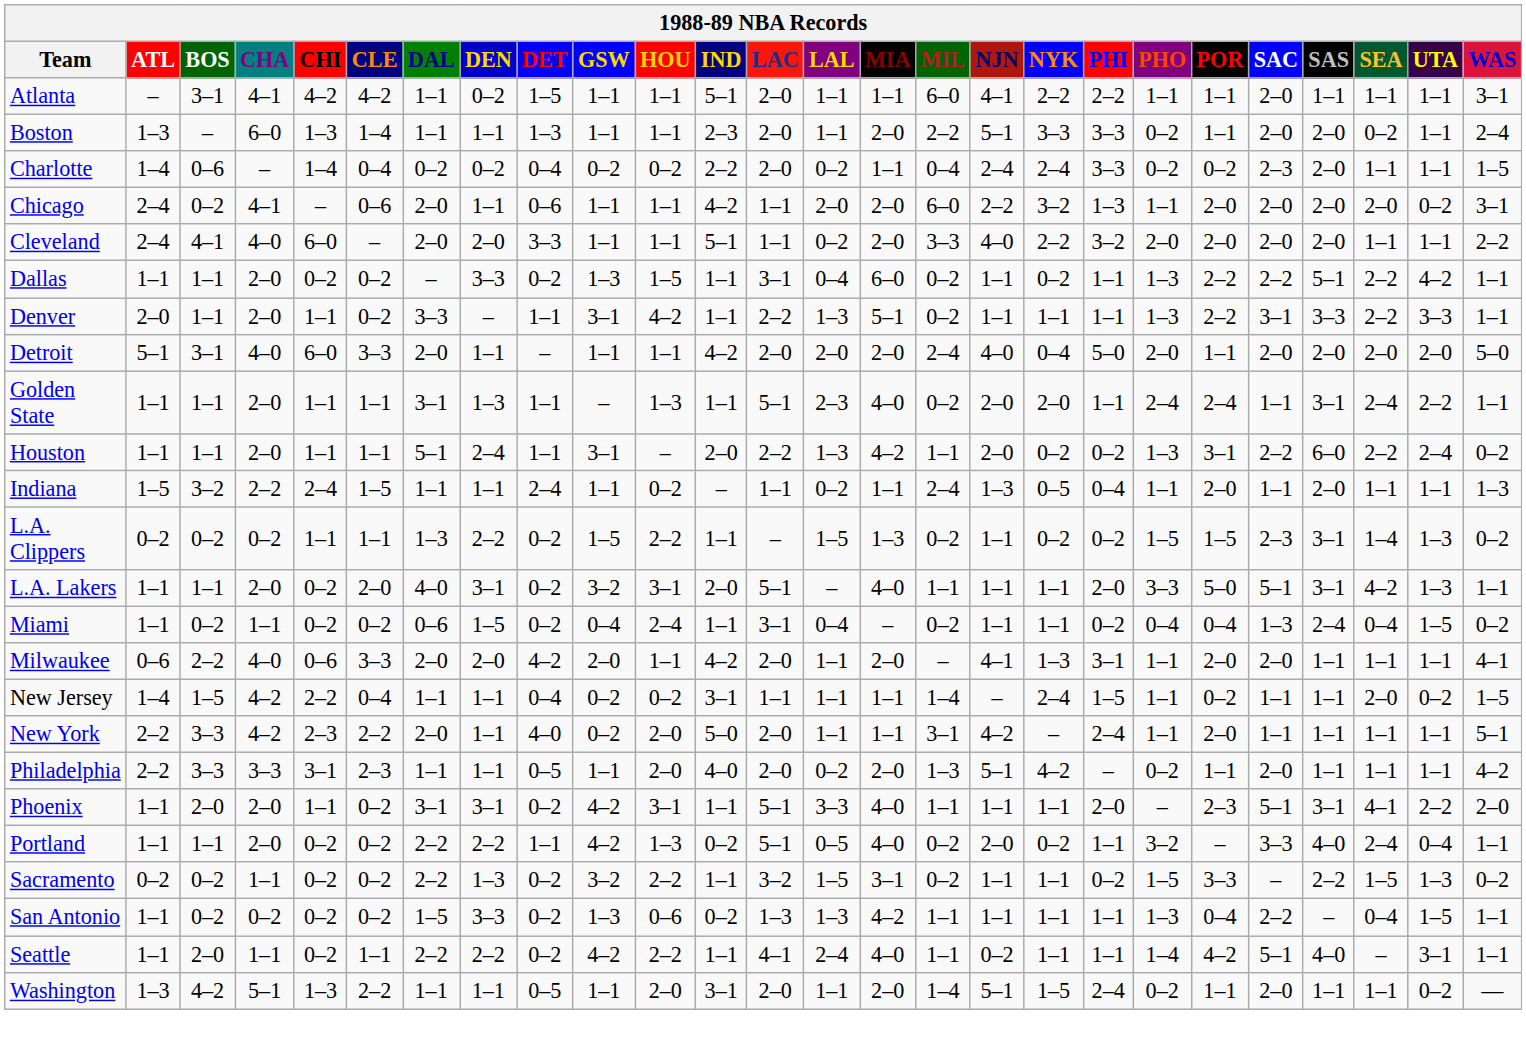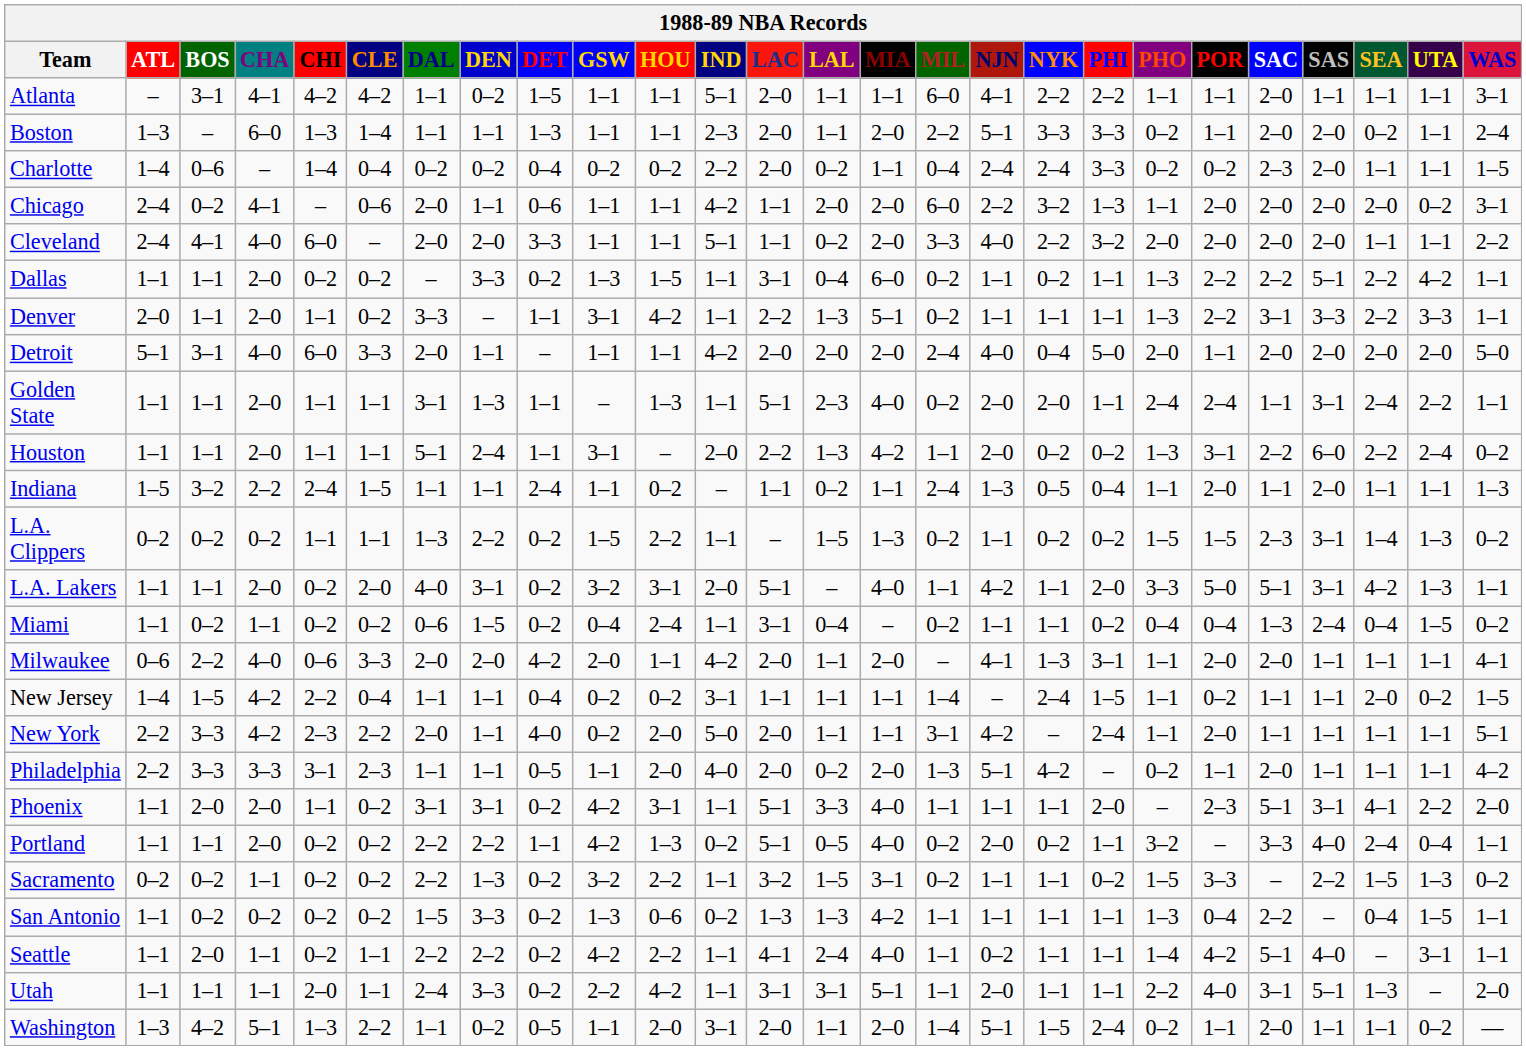(997, 587) 1–1 -> (997, 587) 4–2
+ row: (31, 990)
(488, 990) 1–1 -> (488, 1026) 0–2
